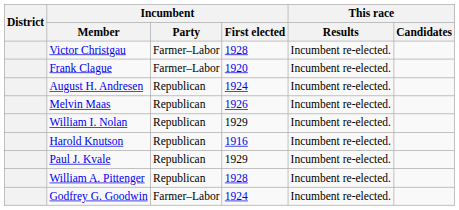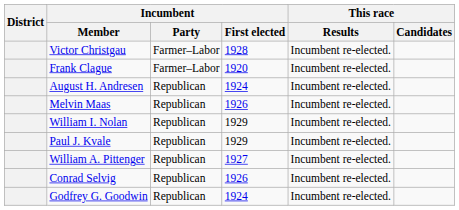- row: (86, 141)
(236, 178) 1928 -> (236, 159) 1927
+ row: (83, 178)
(186, 196) Farmer–Labor -> (179, 196) Republican
